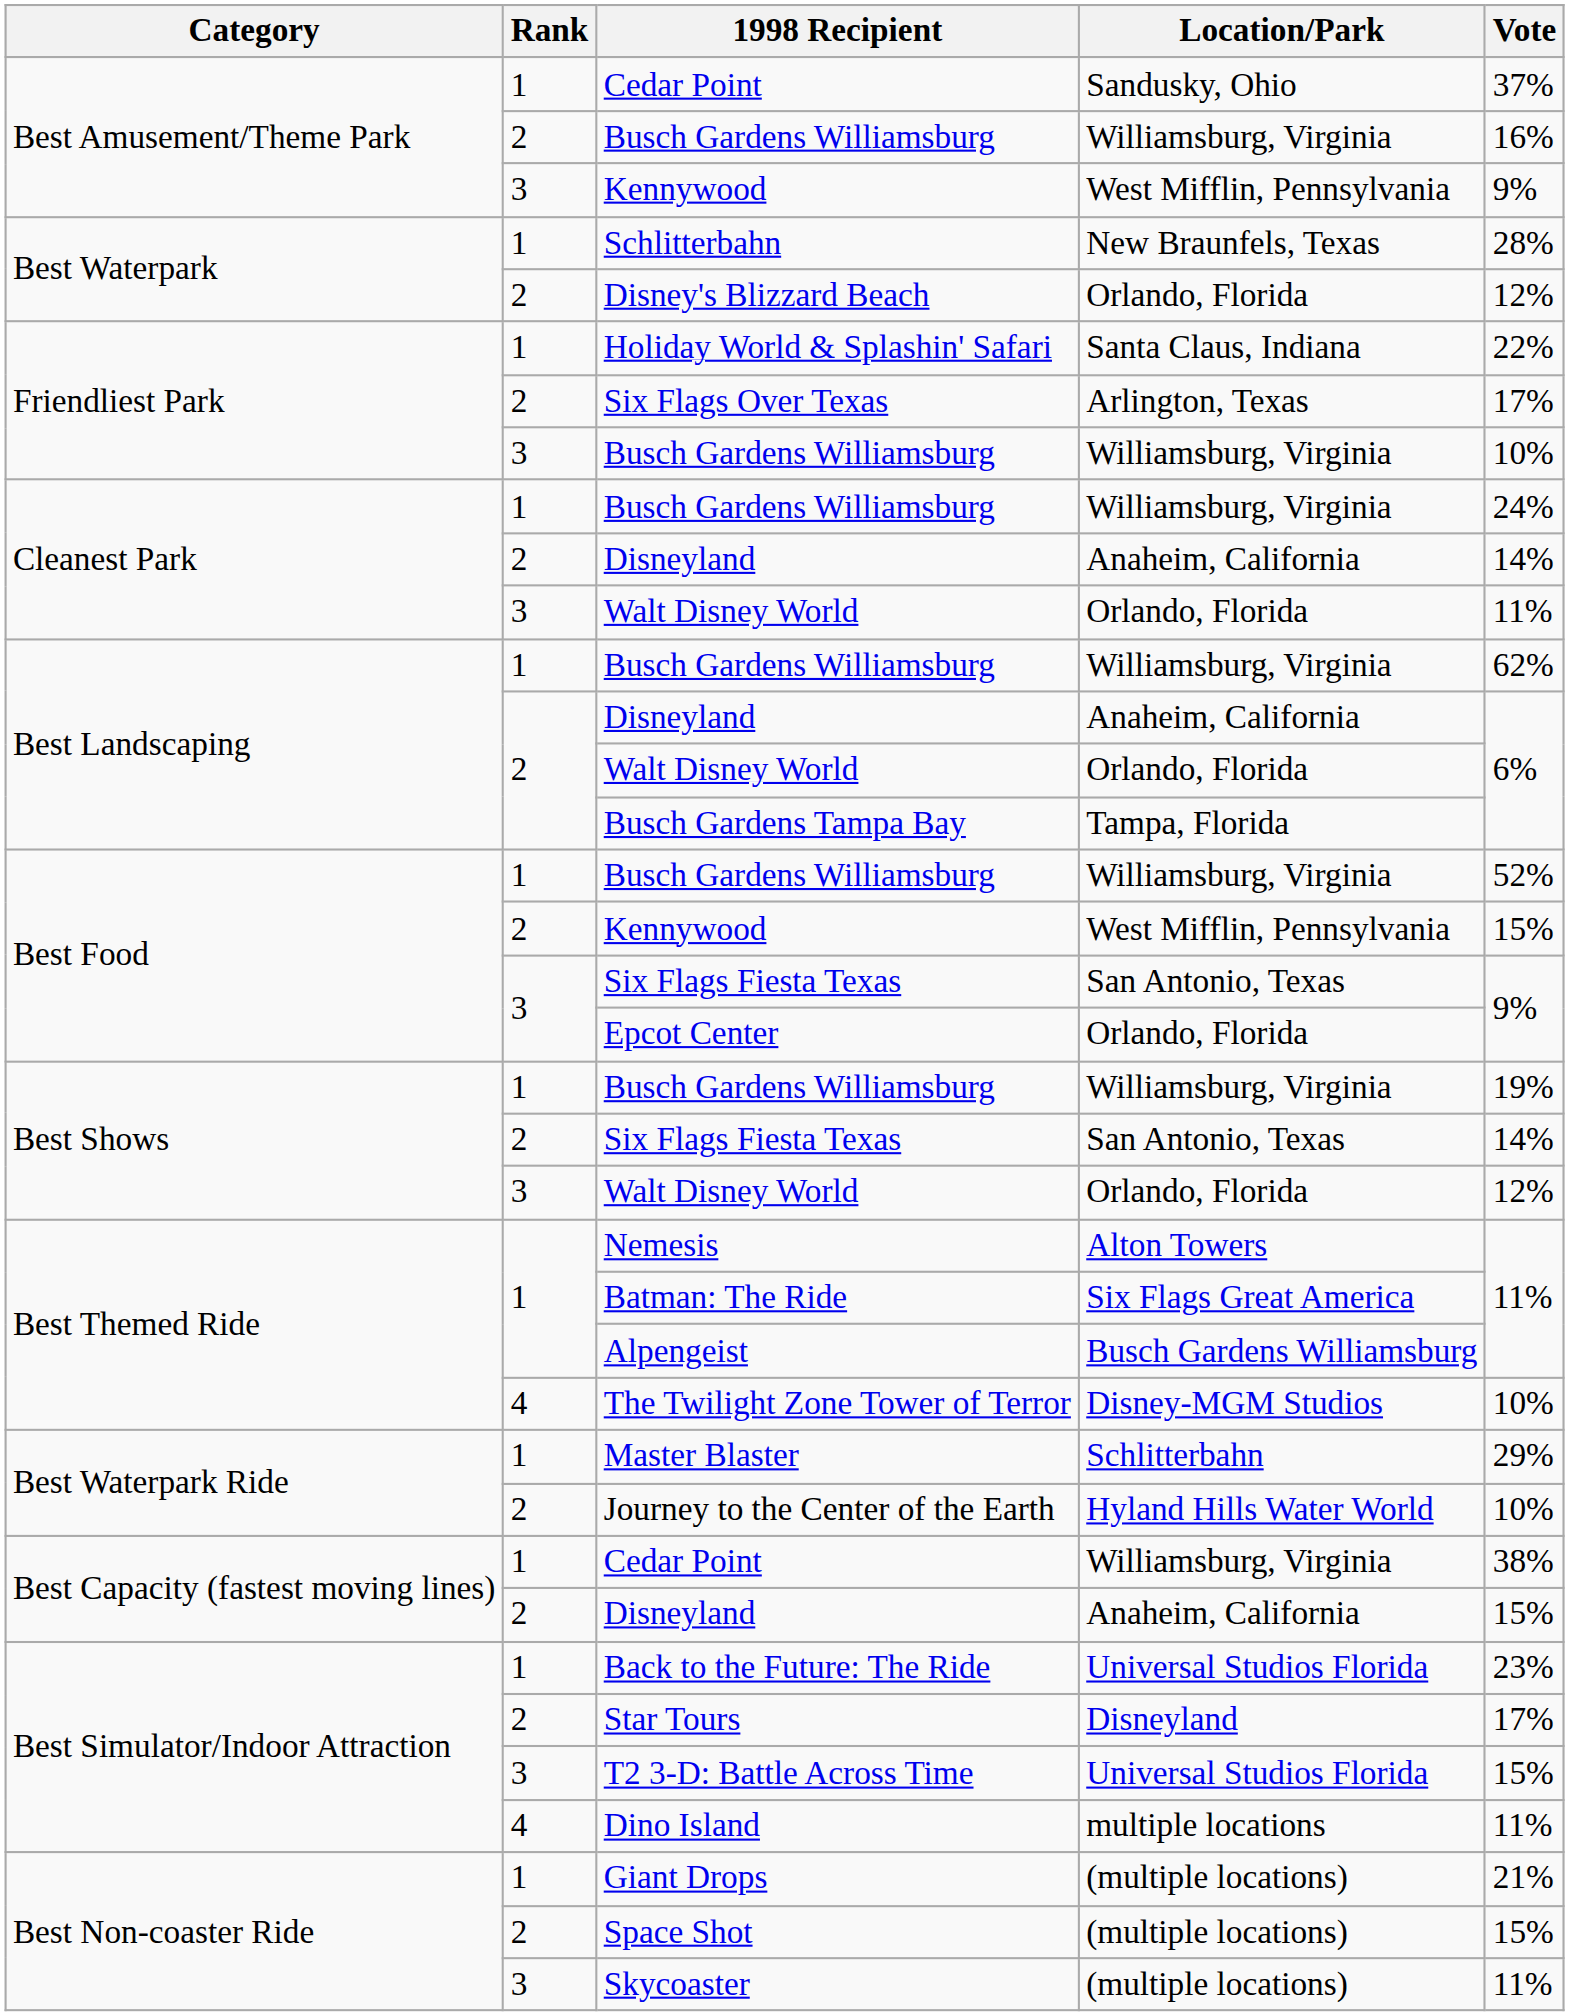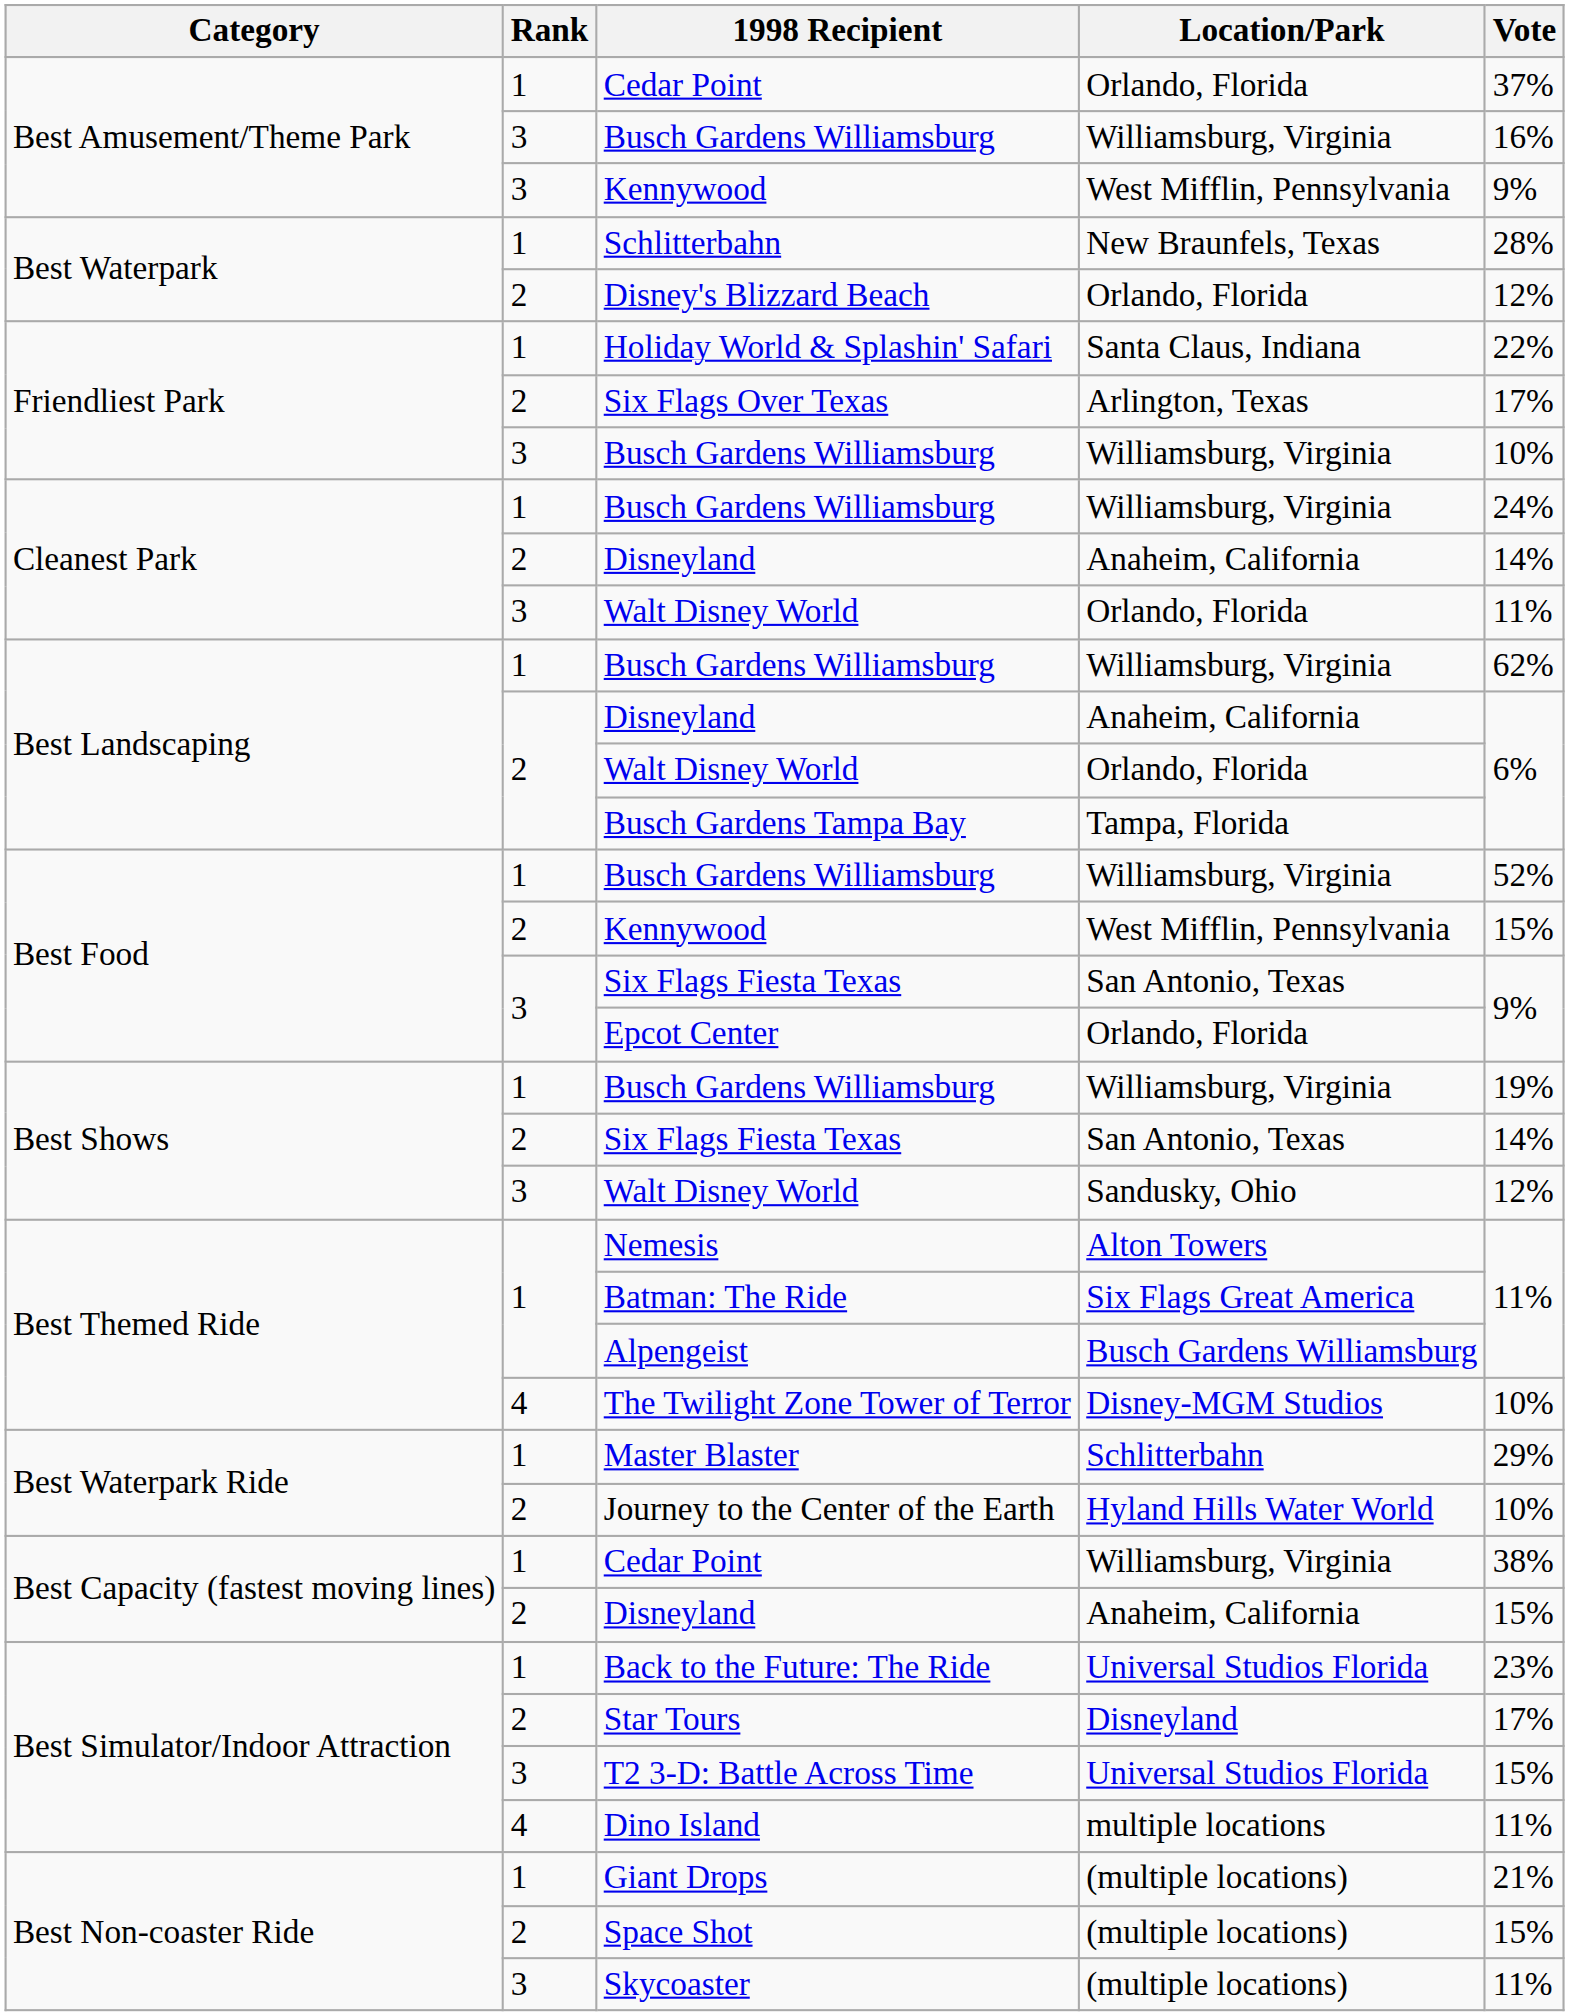(1191, 83) Sandusky, Ohio -> (1197, 83) Orlando, Florida
(519, 136) 2 -> (519, 136) 3
(1197, 1192) Orlando, Florida -> (1191, 1192) Sandusky, Ohio
